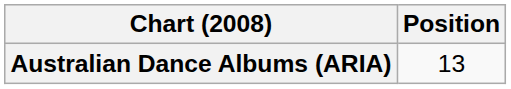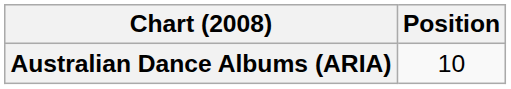(451, 63) 13 -> (451, 63) 10
